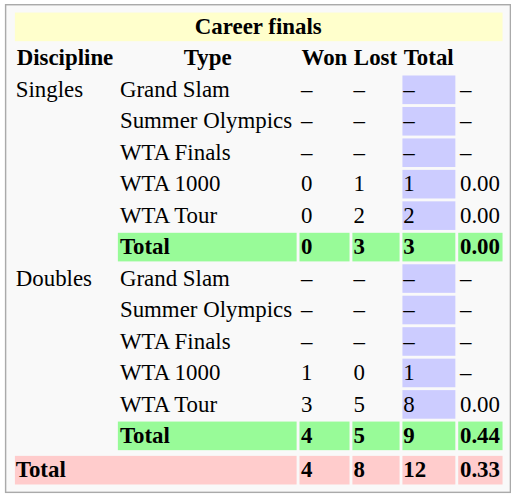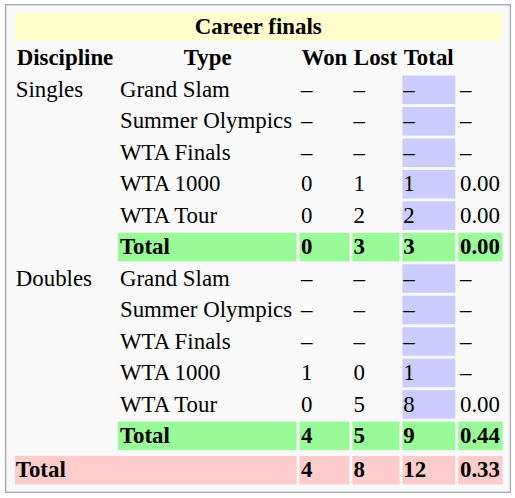(307, 404) 3 -> (307, 404) 0
